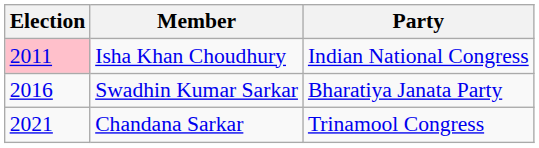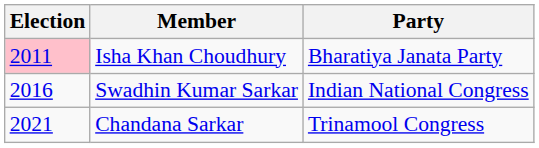(418, 55) Indian National Congress -> (405, 55) Bharatiya Janata Party
(405, 90) Bharatiya Janata Party -> (418, 90) Indian National Congress
